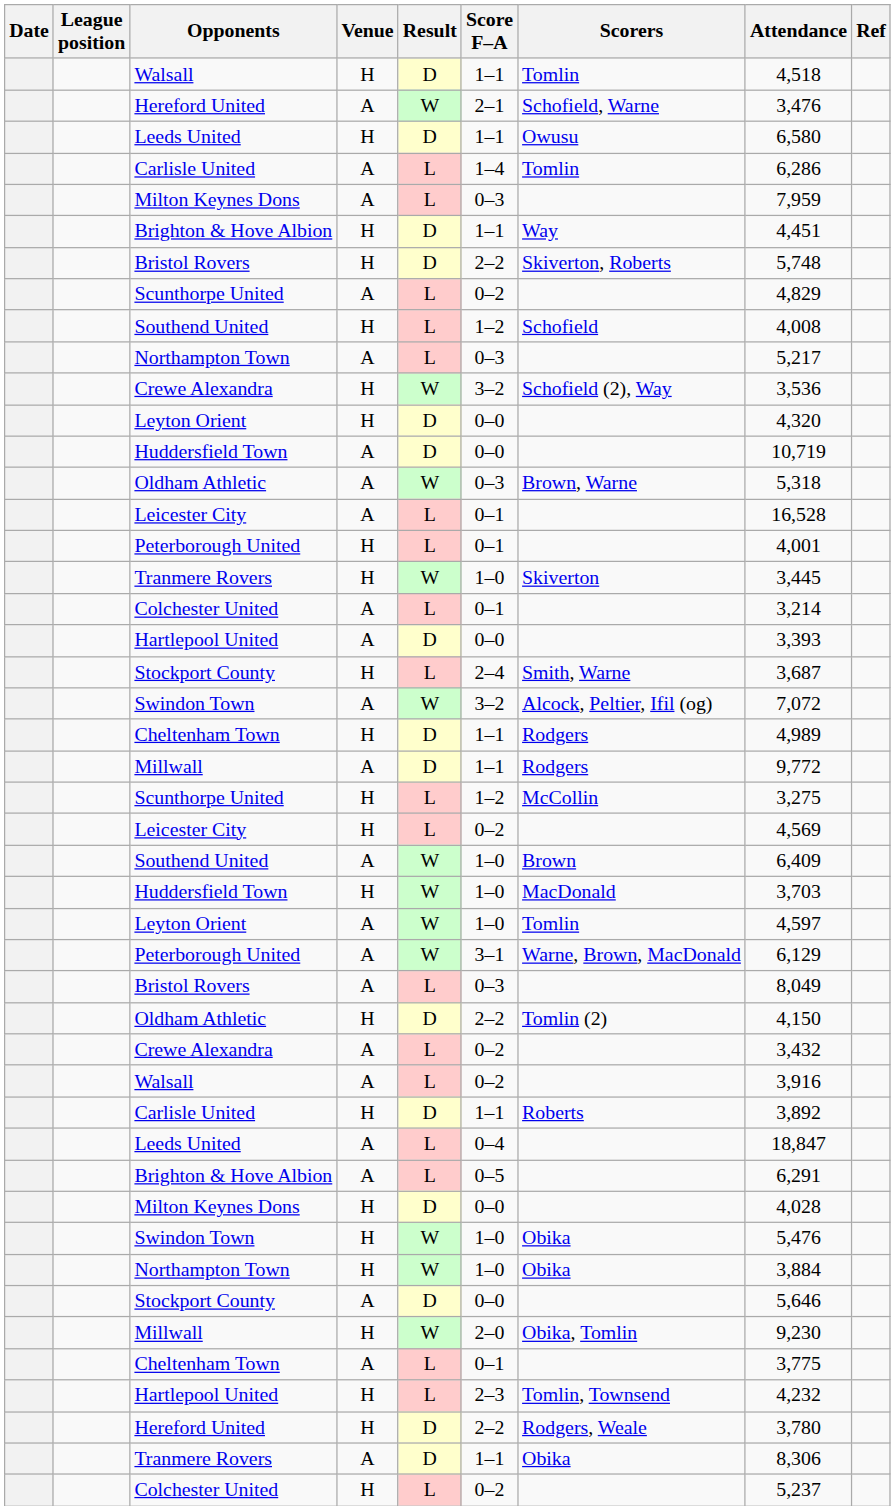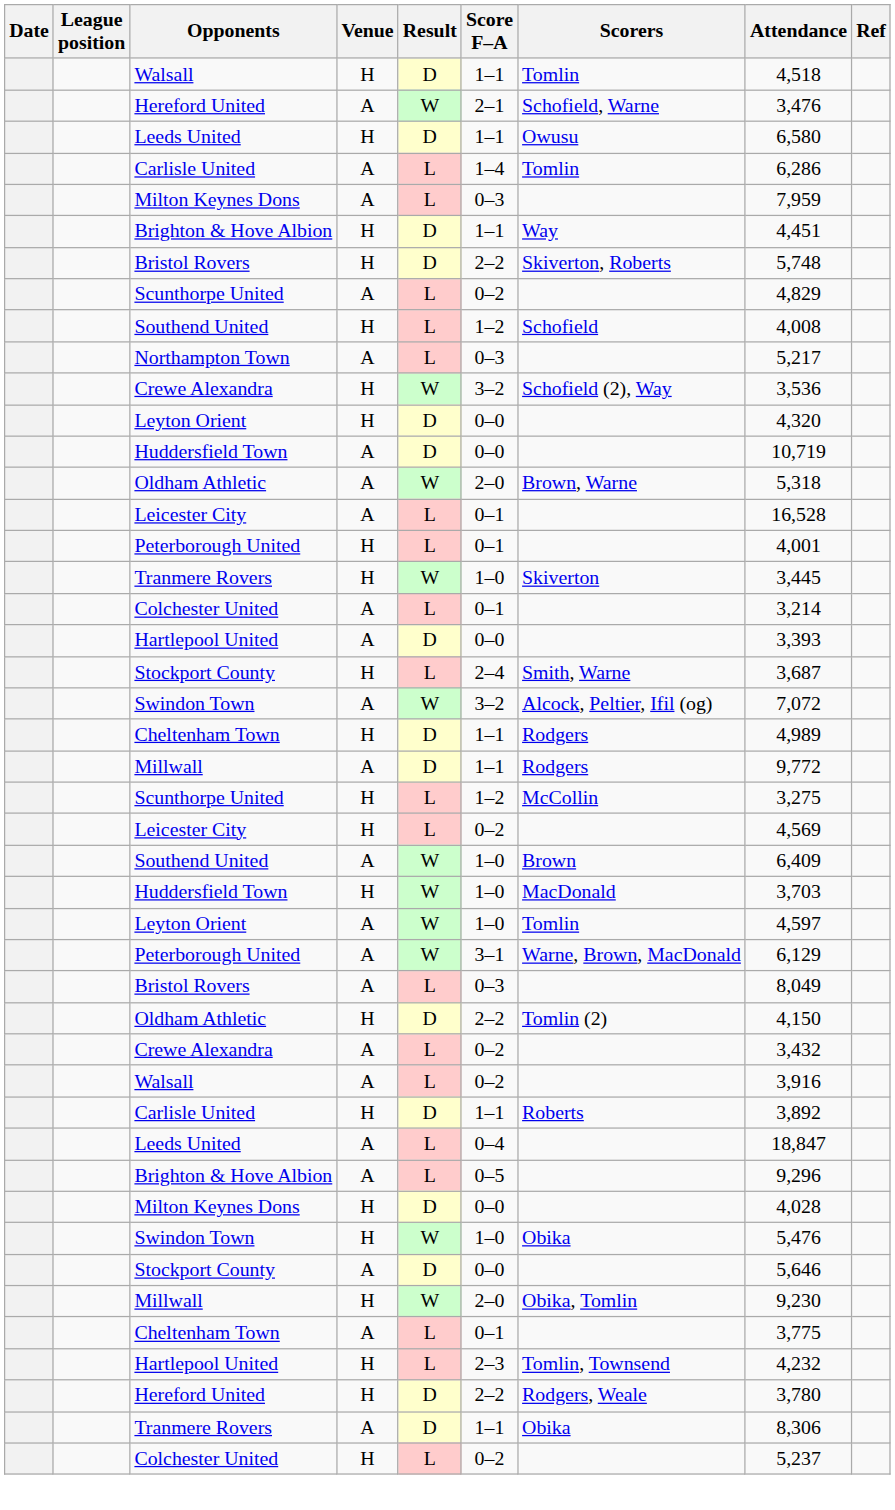(489, 483) 0–3 -> (489, 483) 2–0
(799, 1175) 6,291 -> (799, 1175) 9,296
- row: (212, 1269)
